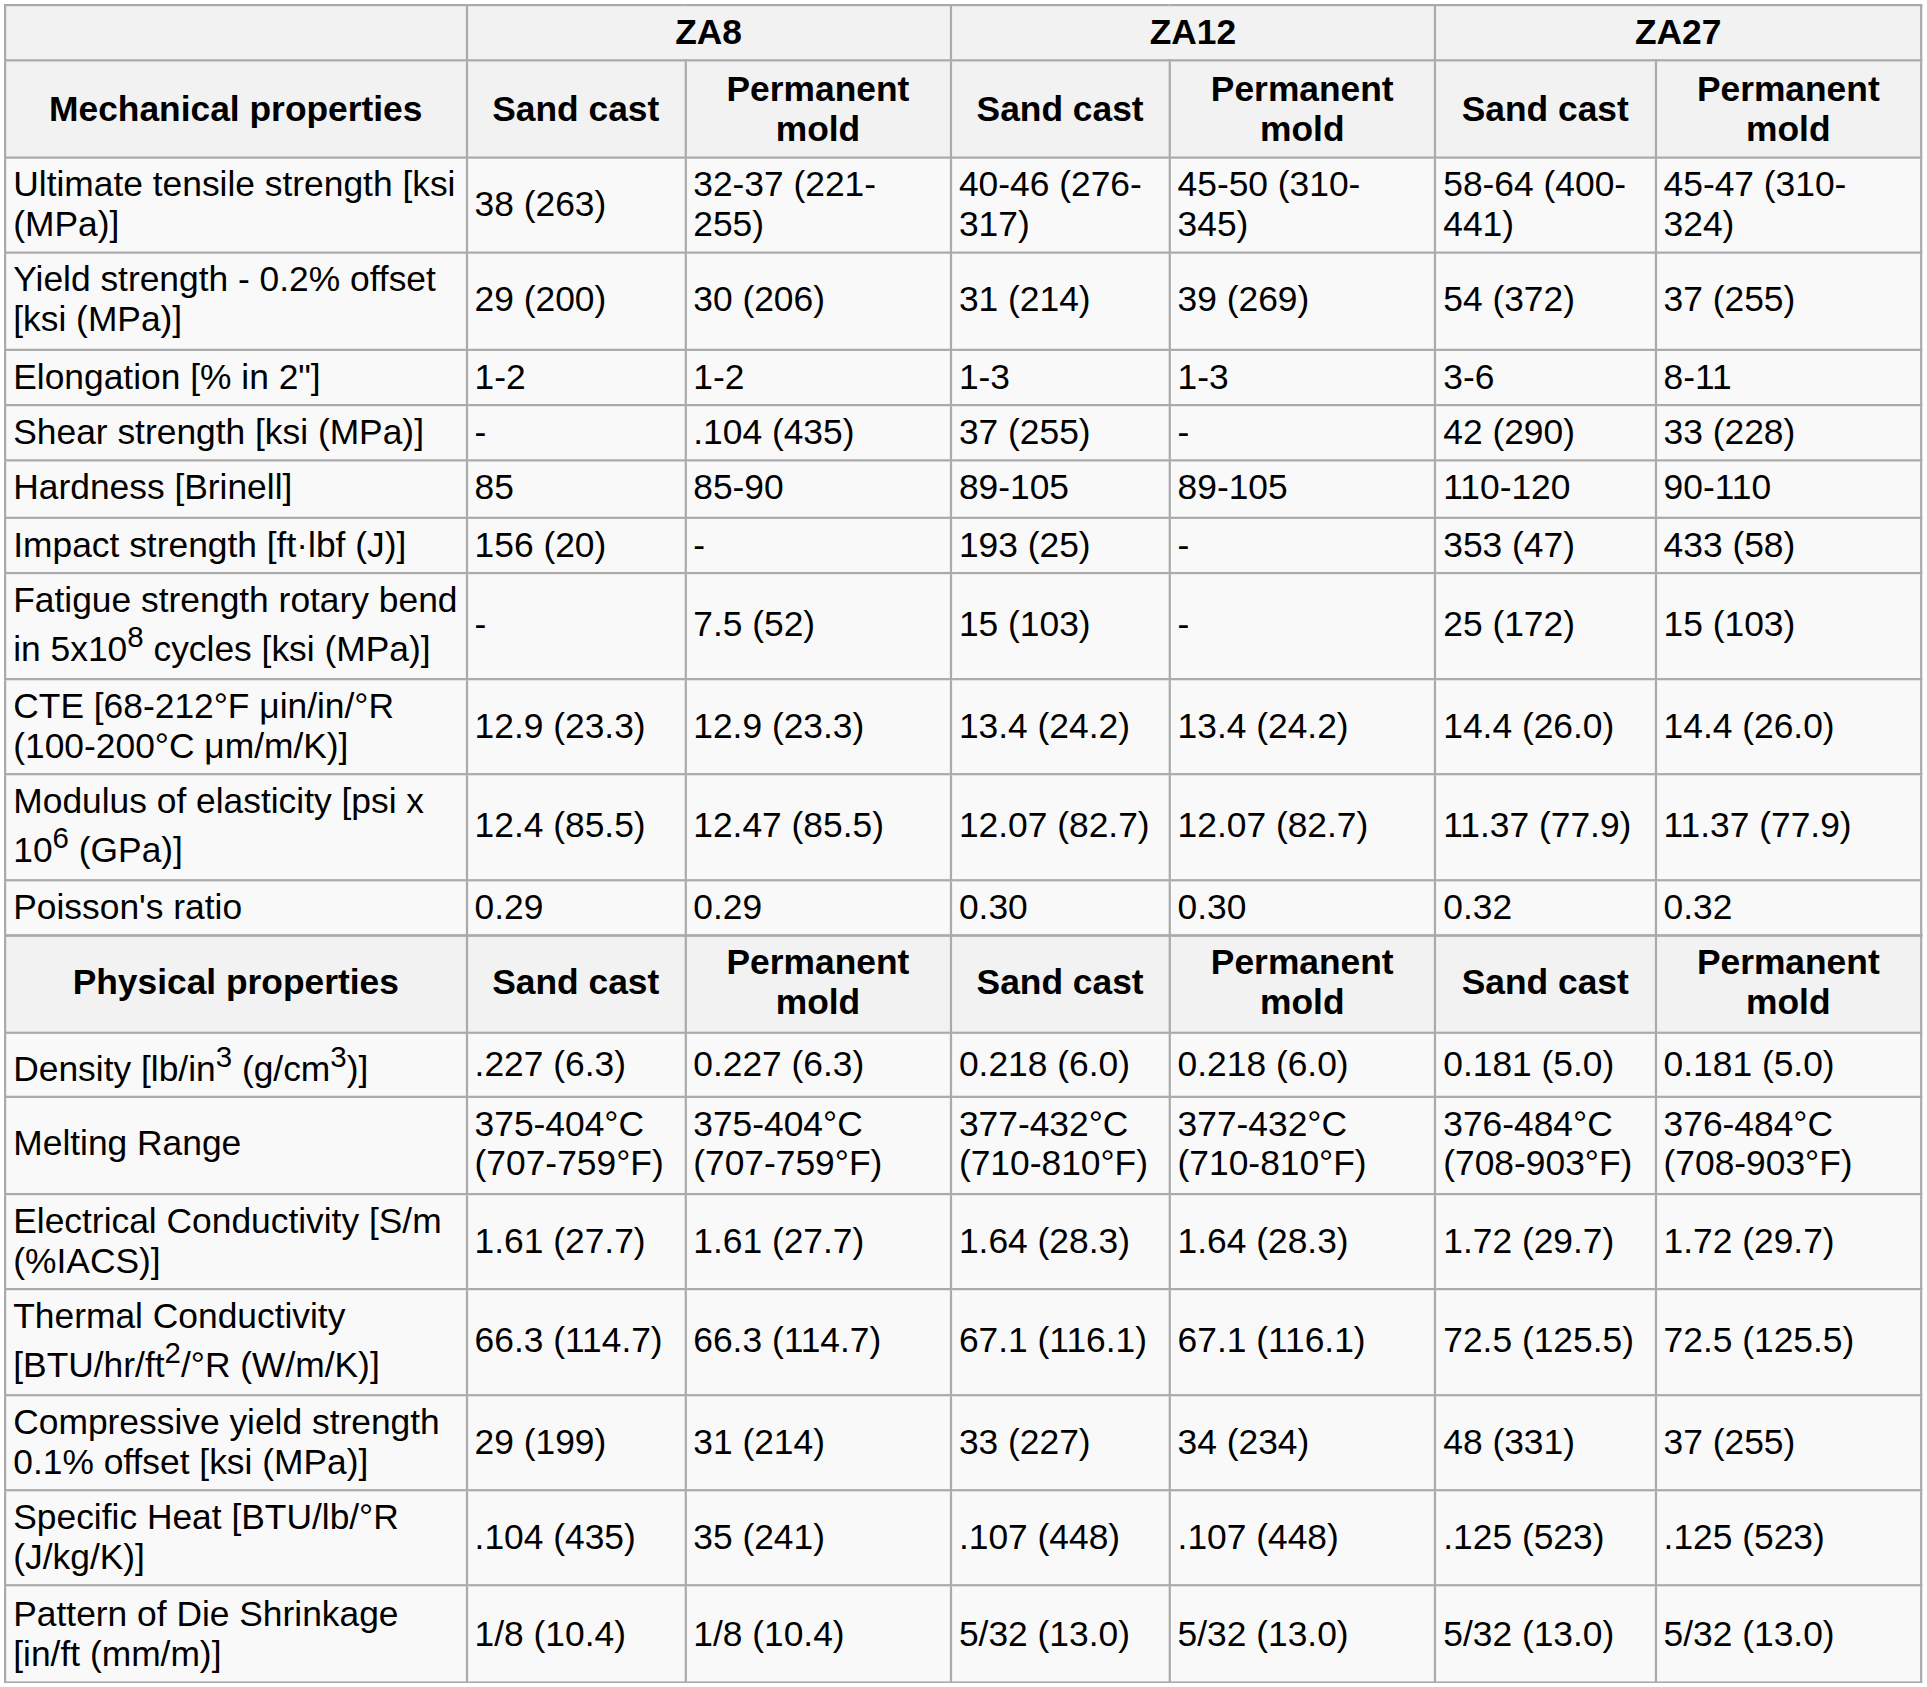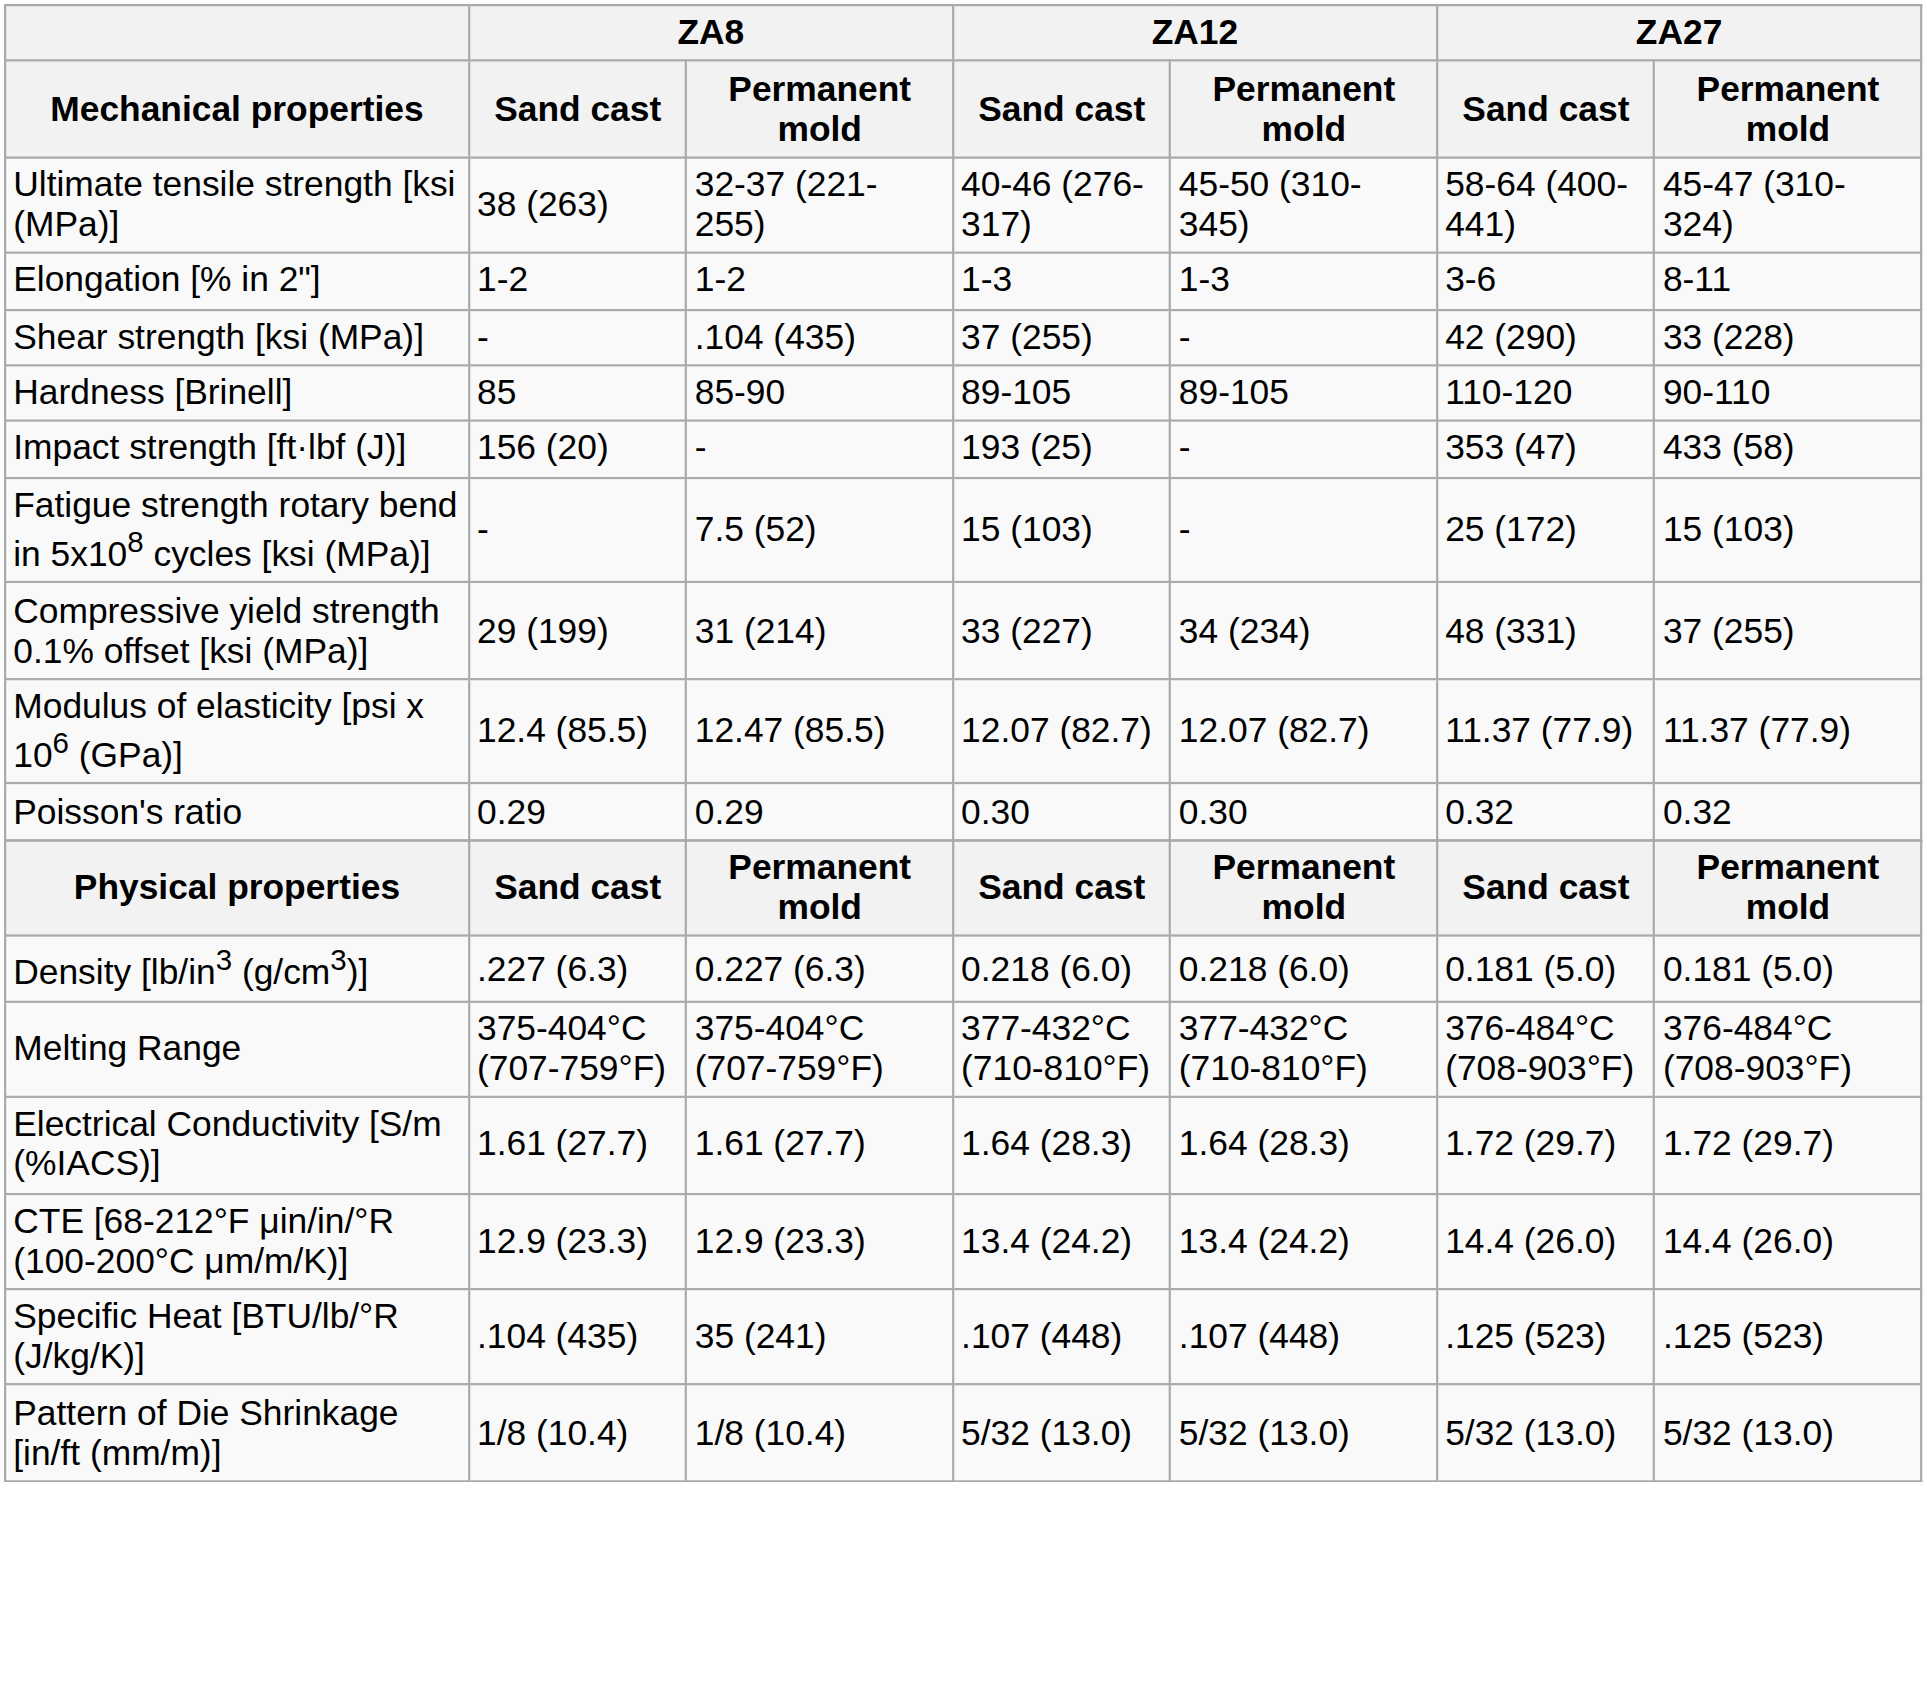- row: (225, 300)
rows swapped: (226, 1441) <-> (204, 725)
- row: (196, 1341)
